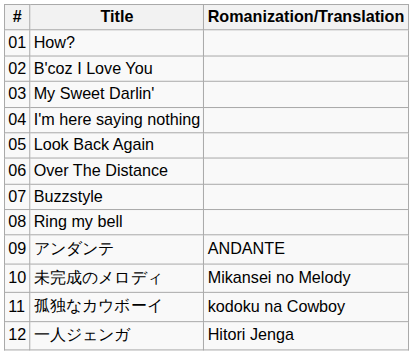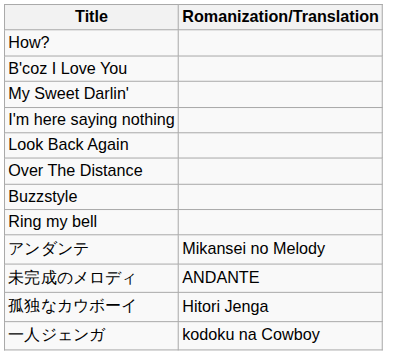- column: (17, 17)
(246, 249) ANDANTE -> (254, 249) Mikansei no Melody
(279, 278) Mikansei no Melody -> (221, 278) ANDANTE
(276, 306) kodoku na Cowboy -> (225, 306) Hitori Jenga
(251, 335) Hitori Jenga -> (251, 335) kodoku na Cowboy
